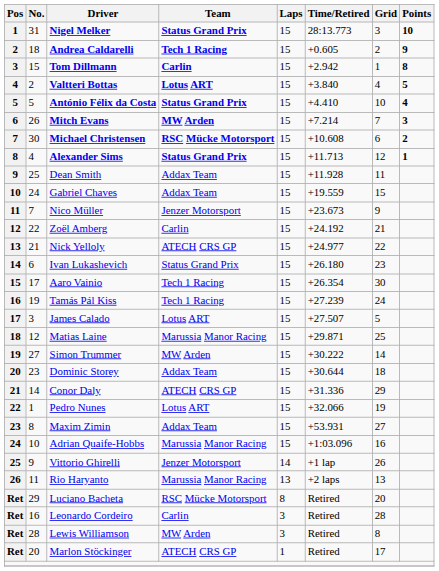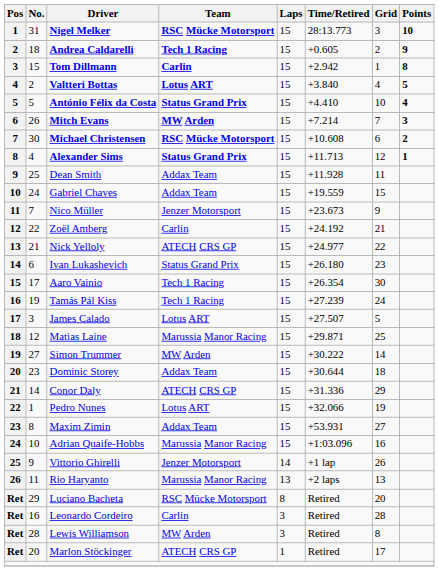(204, 31) Status Grand Prix -> (218, 31) RSC Mücke Motorsport
